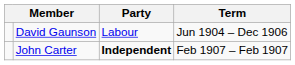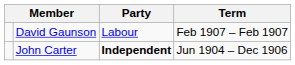(232, 32) Jun 1904 – Dec 1906 -> (232, 32) Feb 1907 – Feb 1907
(232, 50) Feb 1907 – Feb 1907 -> (232, 50) Jun 1904 – Dec 1906
